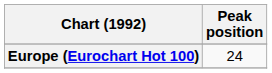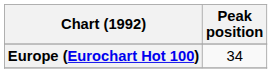(235, 56) 24 -> (235, 56) 34
